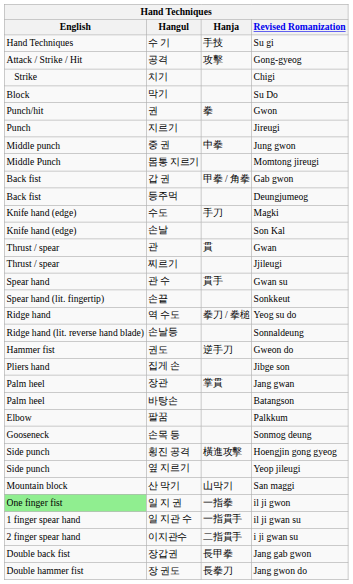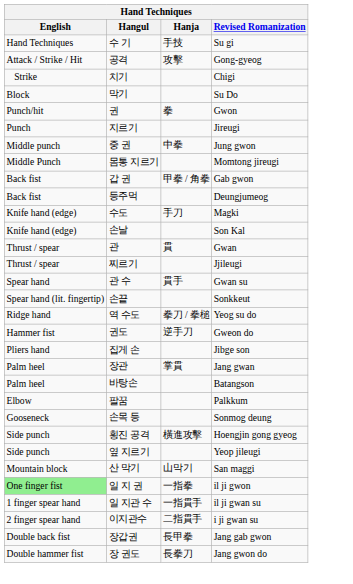- row: (163, 332)
